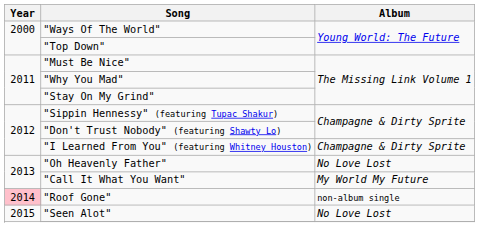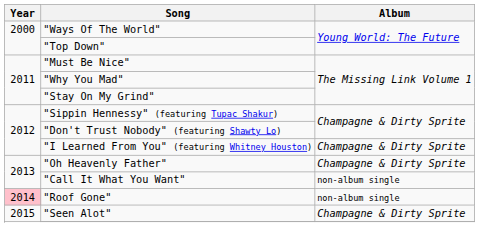(354, 163) No Love Lost -> (391, 163) Champagne & Dirty Sprite
(373, 180) My World My Future -> (358, 181) non-album single
(354, 214) No Love Lost -> (391, 214) Champagne & Dirty Sprite
